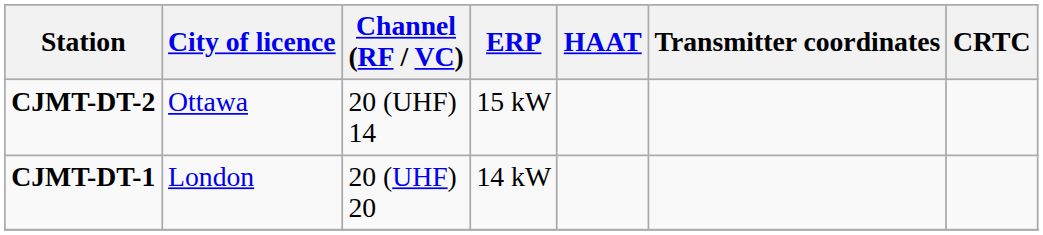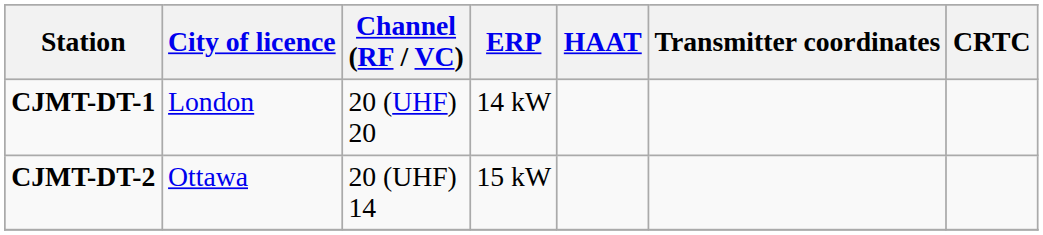rows swapped: (83, 176) <-> (83, 101)
